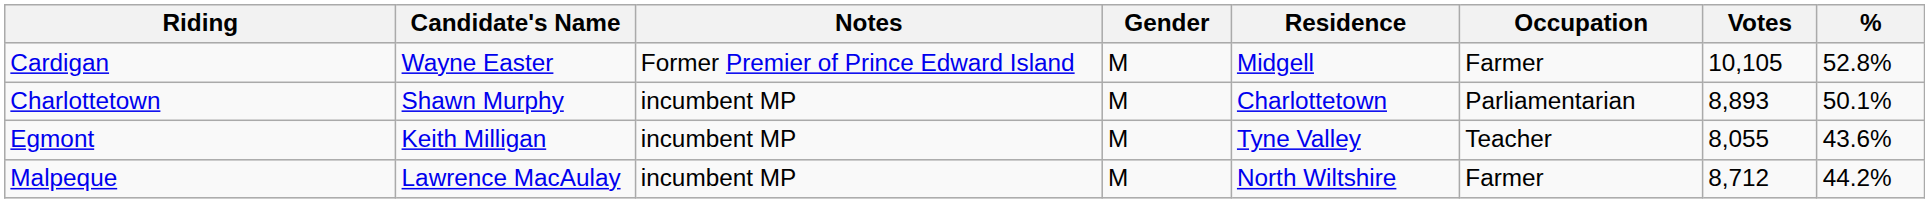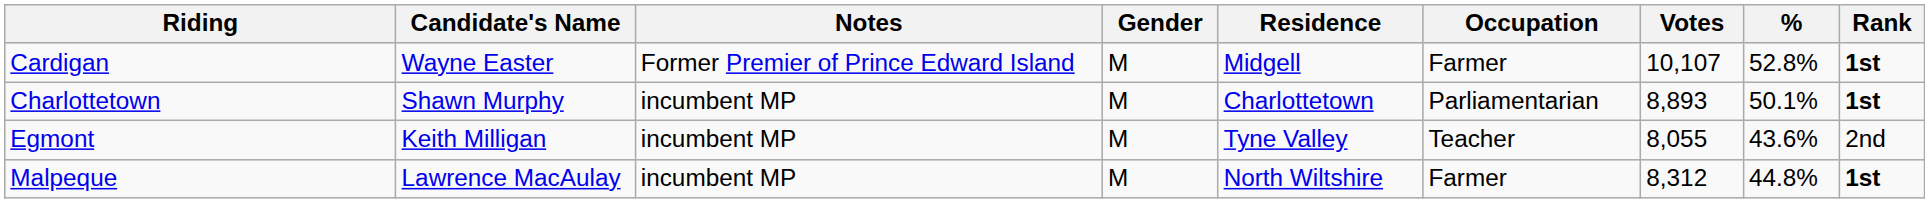+ column: (1882, 23)
(1745, 62) 10,105 -> (1684, 62) 10,107
(1739, 178) 8,712 -> (1677, 178) 8,312
(1857, 178) 44.2% -> (1784, 178) 44.8%
